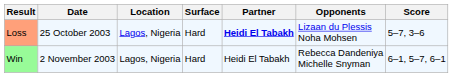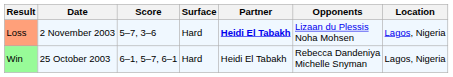columns swapped: (150, 11) <-> (417, 11)
(75, 32) 25 October 2003 -> (77, 32) 2 November 2003
(77, 58) 2 November 2003 -> (75, 58) 25 October 2003
